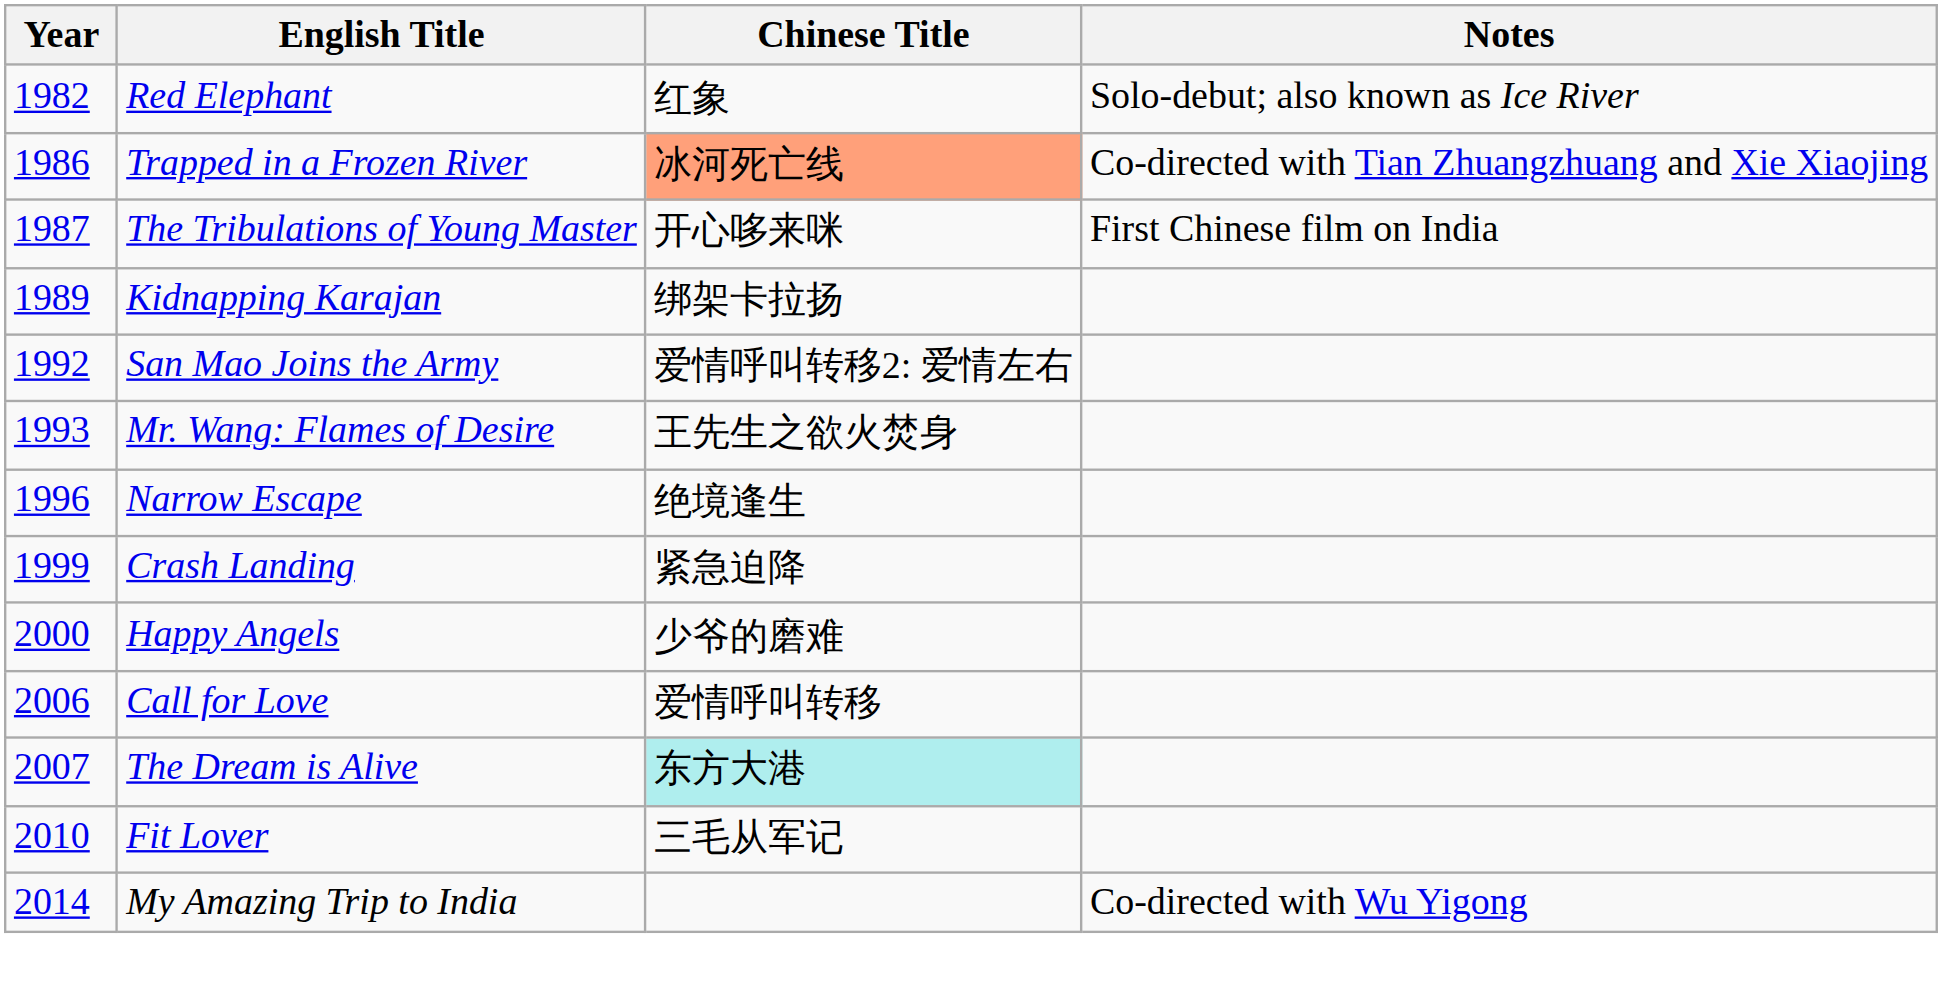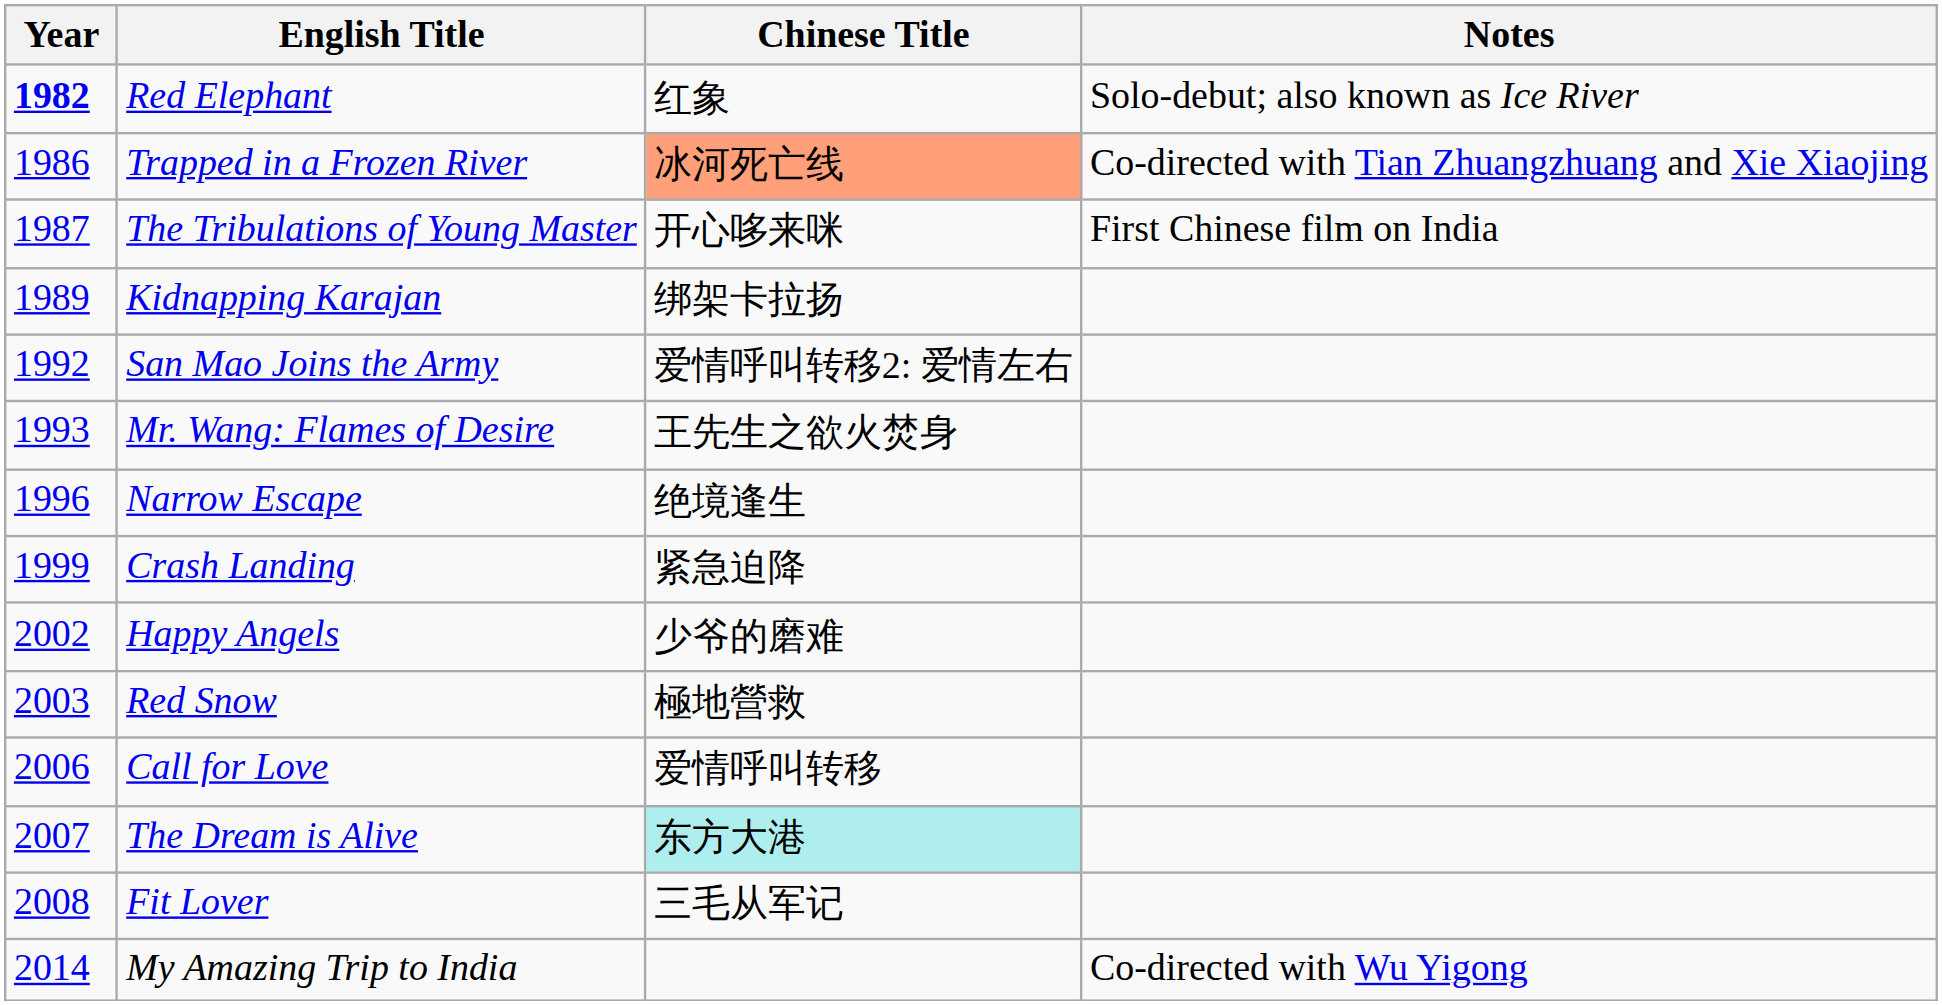(52, 94) normal -> (52, 94) bold
(52, 632) 2000 -> (52, 632) 2002
+ row: (202, 699)
(52, 834) 2010 -> (52, 901) 2008
